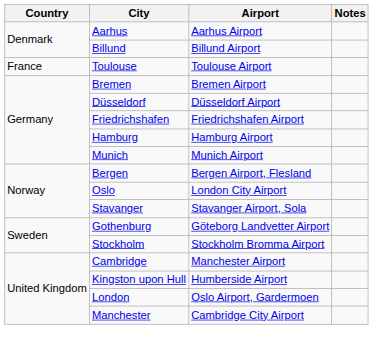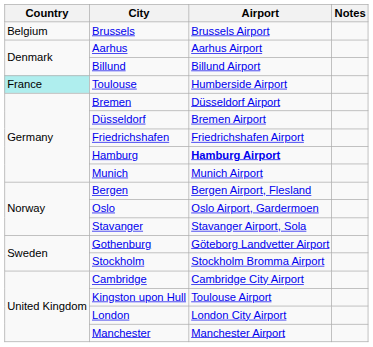+ row: (113, 31)
(25, 66) no background -> (25, 84) paleturquoise background
(231, 66) Toulouse Airport -> (239, 84) Humberside Airport
(229, 84) Bremen Airport -> (236, 102) Düsseldorf Airport
(236, 102) Düsseldorf Airport -> (229, 119) Bremen Airport
(232, 137) normal -> (236, 155) bold
(239, 191) London City Airport -> (255, 208) Oslo Airport, Gardermoen
(238, 262) Manchester Airport -> (248, 279) Cambridge City Airport
(239, 279) Humberside Airport -> (231, 297) Toulouse Airport
(255, 297) Oslo Airport, Gardermoen -> (239, 315) London City Airport
(248, 315) Cambridge City Airport -> (238, 333) Manchester Airport
